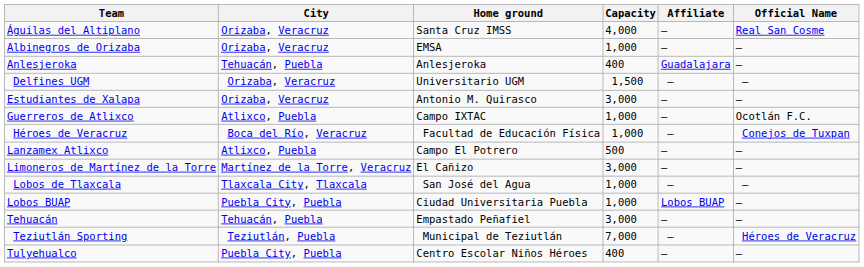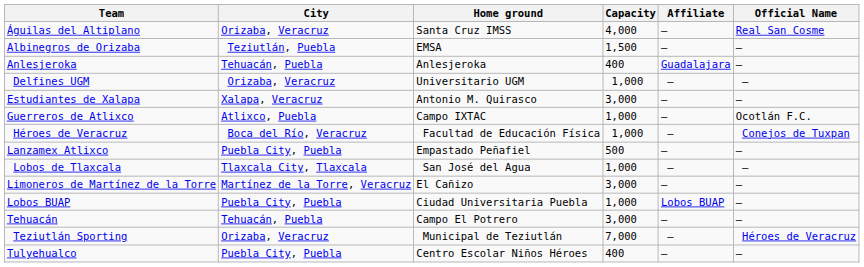(275, 47) Orizaba, Veracruz -> (281, 47) Teziutlán, Puebla
(621, 47) 1,000 -> (621, 47) 1,500
(624, 82) 1,500 -> (624, 82) 1,000
(275, 99) Orizaba, Veracruz -> (272, 99) Xalapa, Veracruz
(269, 150) Atlixco, Puebla -> (281, 150) Puebla City, Puebla
(467, 150) Campo El Potrero -> (473, 150) Empastado Peñafiel
rows swapped: (67, 185) <-> (112, 167)
(473, 219) Empastado Peñafiel -> (467, 219) Campo El Potrero
(281, 236) Teziutlán, Puebla -> (275, 236) Orizaba, Veracruz
